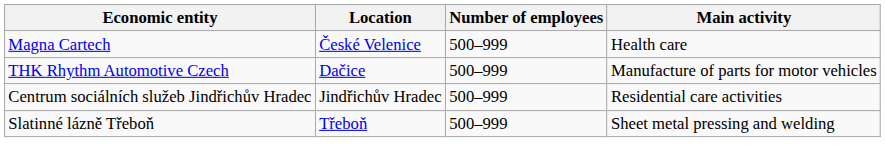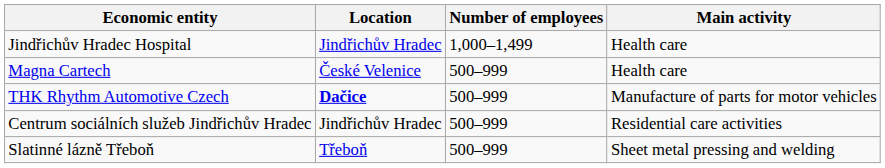+ row: (100, 44)
(342, 70) normal -> (343, 96) bold
